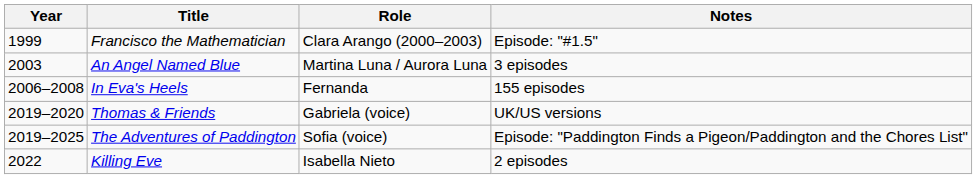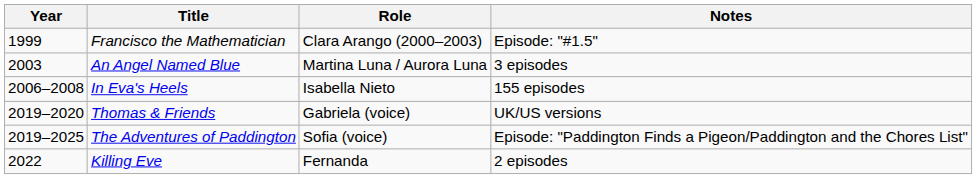(335, 88) Fernanda -> (349, 88) Isabella Nieto
(349, 161) Isabella Nieto -> (335, 161) Fernanda
